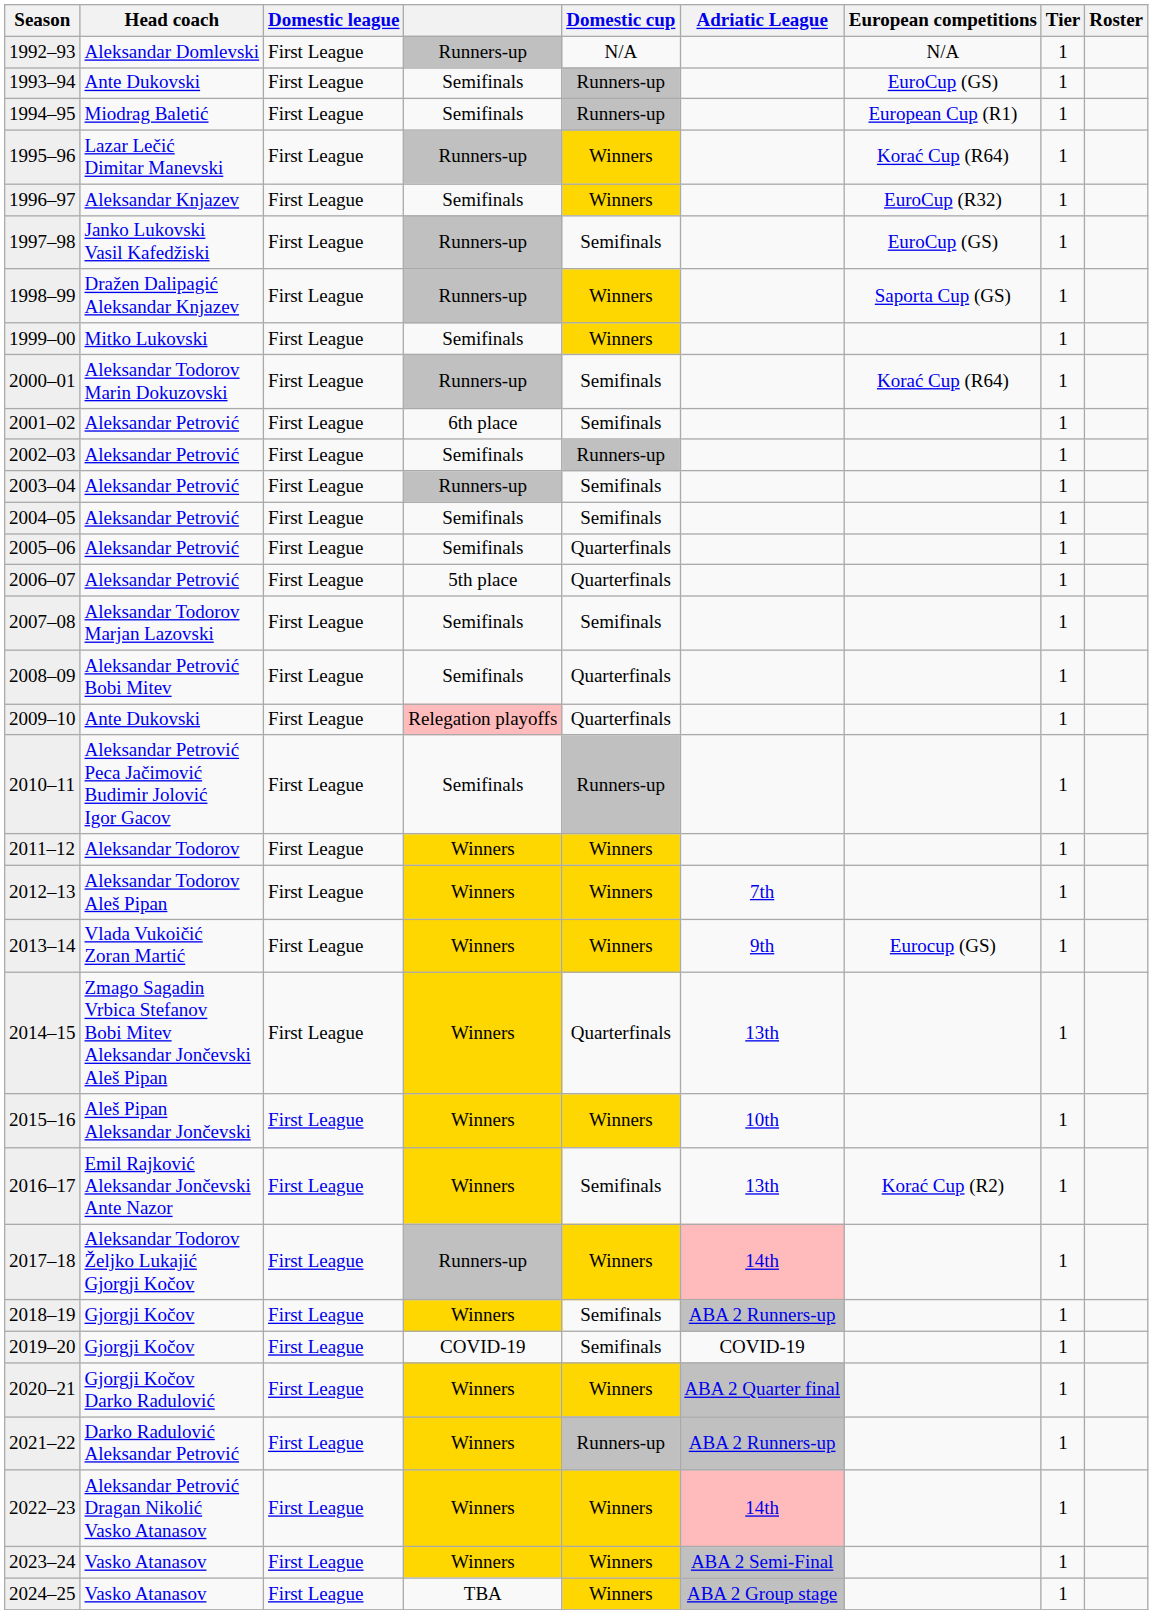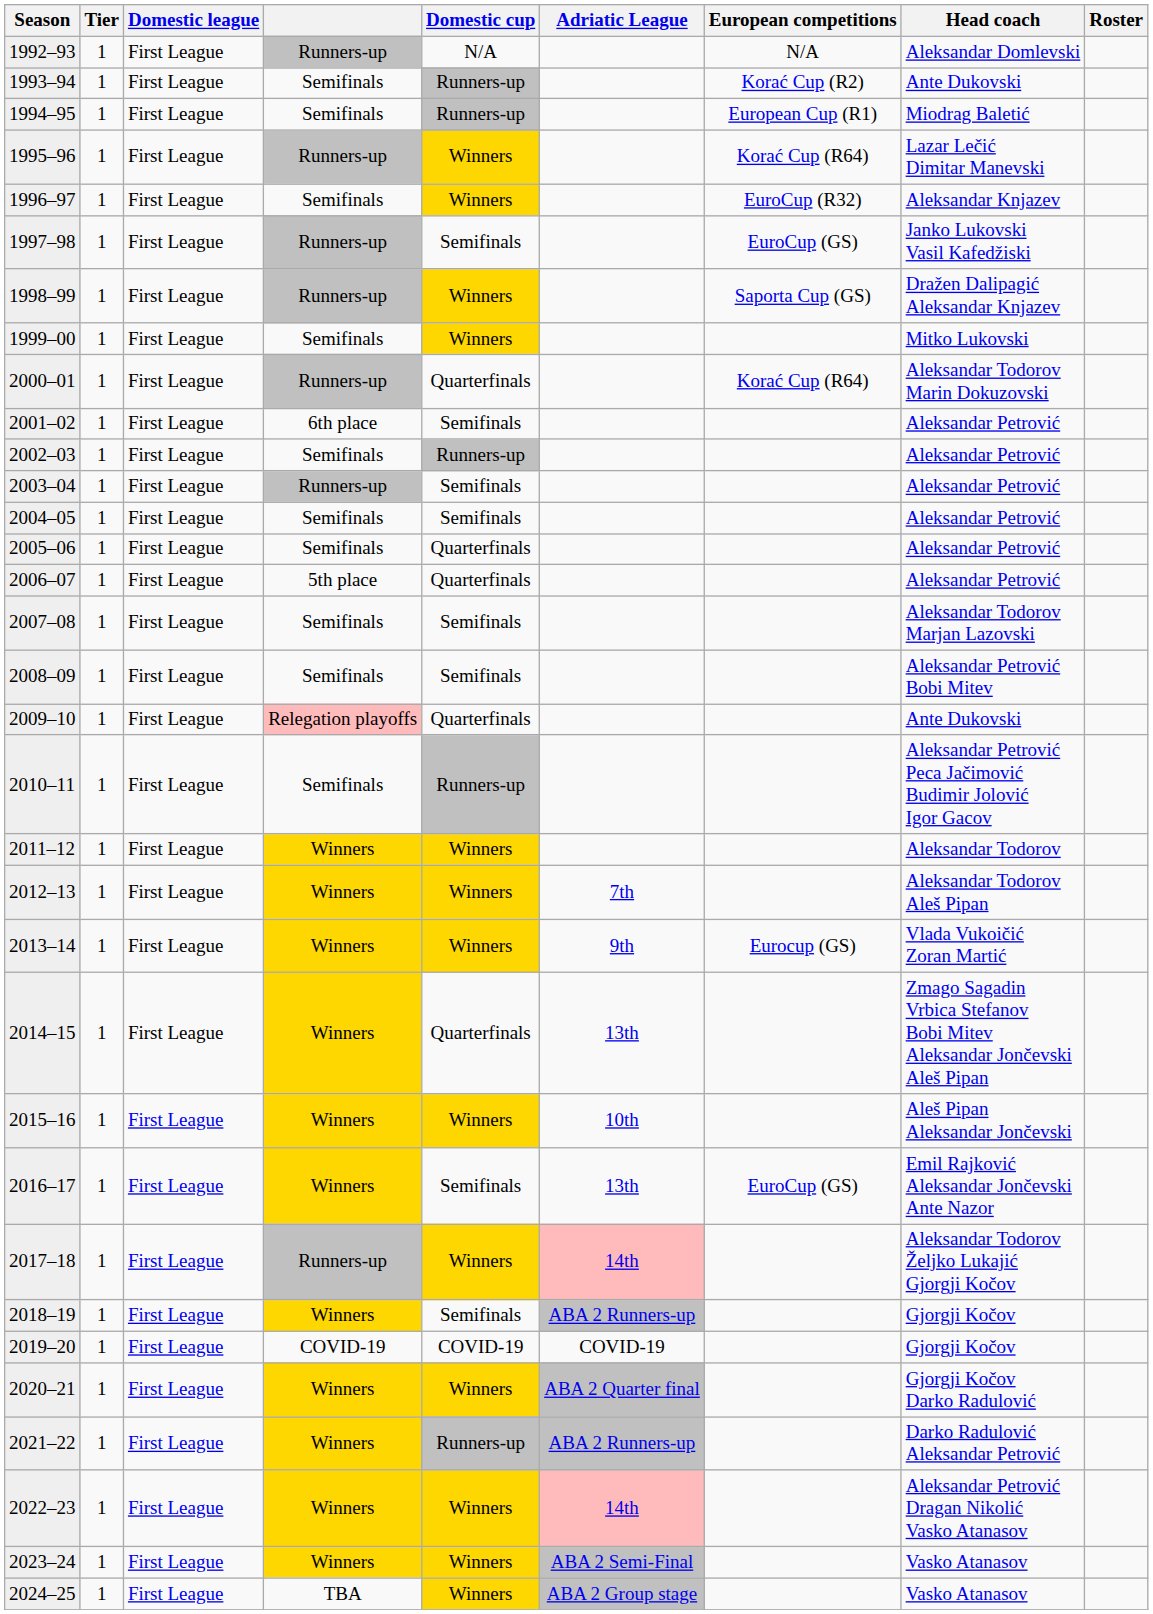columns swapped: (1063, 20) <-> (172, 20)
(943, 83) EuroCup (GS) -> (803, 83) Korać Cup (R2)
(621, 381) Semifinals -> (481, 381) Quarterfinals
(621, 676) Quarterfinals -> (481, 676) Semifinals
(943, 1185) Korać Cup (R2) -> (803, 1185) EuroCup (GS)
(621, 1347) Semifinals -> (481, 1347) COVID-19
